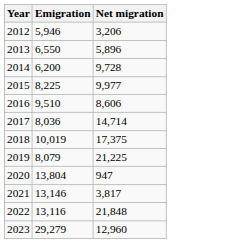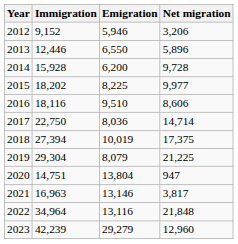+ column: (66, 13)
